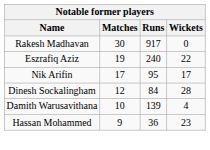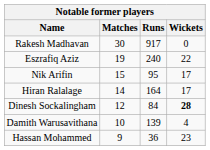(120, 75) 17 -> (120, 75) 15
+ row: (52, 91)
(186, 91) normal -> (186, 106) bold
